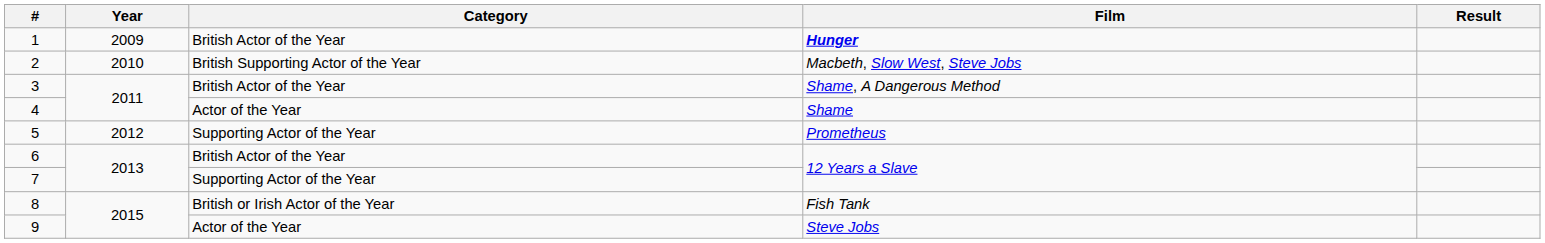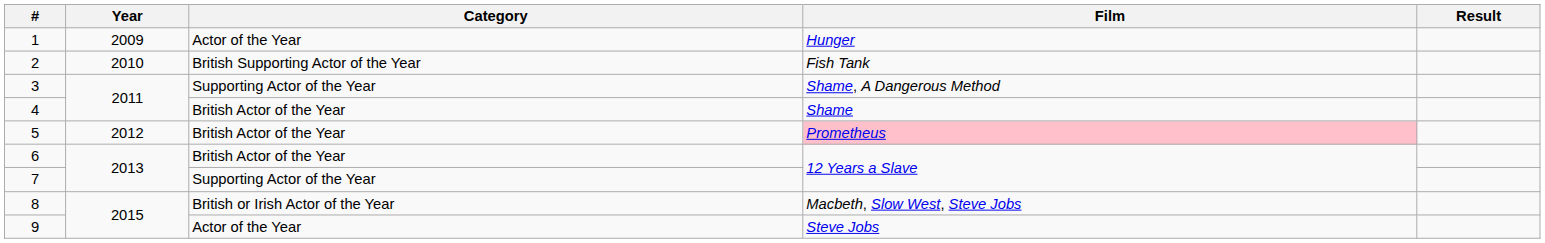(269, 40) British Actor of the Year -> (247, 40) Actor of the Year
(832, 40) bold -> (831, 40) normal
(914, 63) Macbeth, Slow West, Steve Jobs -> (838, 63) Fish Tank
(269, 86) British Actor of the Year -> (284, 86) Supporting Actor of the Year
(247, 110) Actor of the Year -> (269, 110) British Actor of the Year
(284, 133) Supporting Actor of the Year -> (269, 133) British Actor of the Year
(846, 133) no background -> (846, 133) pink background
(838, 203) Fish Tank -> (914, 203) Macbeth, Slow West, Steve Jobs
